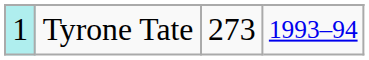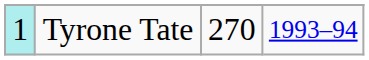(232, 29) 273 -> (232, 29) 270
